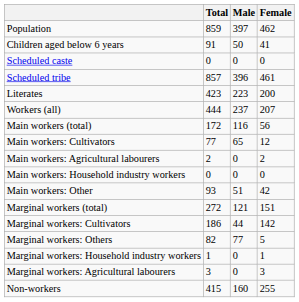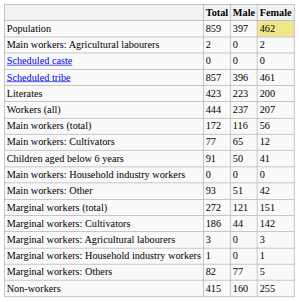(267, 28) no background -> (267, 28) khaki background
rows swapped: (65, 45) <-> (83, 158)
rows swapped: (91, 272) <-> (59, 239)
